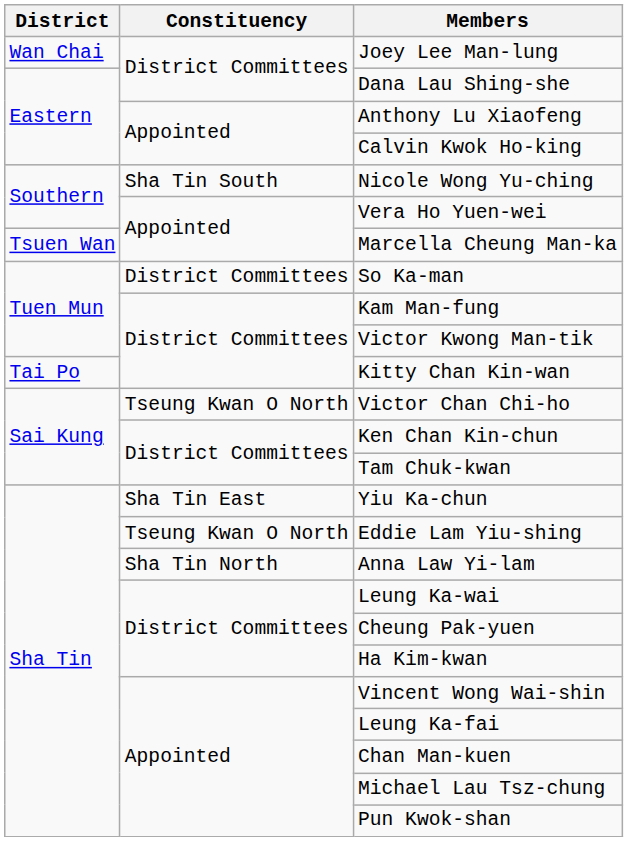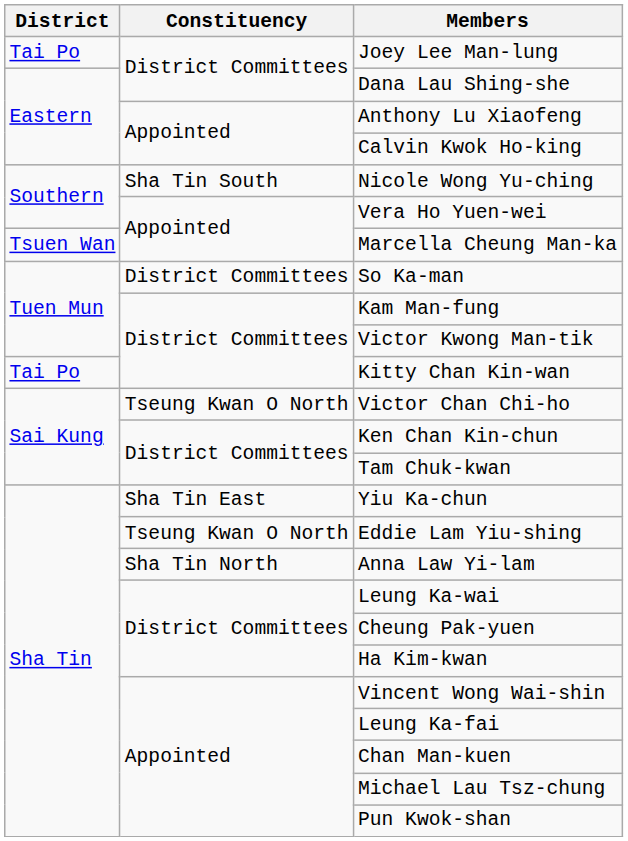(57, 53) Wan Chai -> (45, 53) Tai Po
